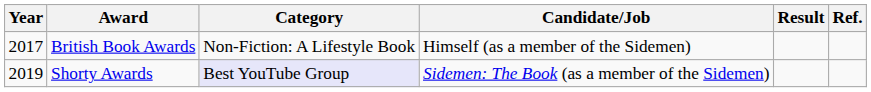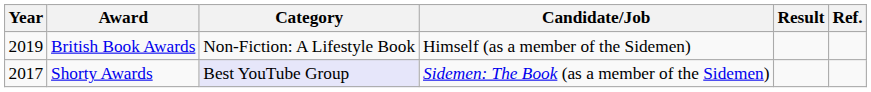(26, 45) 2017 -> (26, 45) 2019
(26, 73) 2019 -> (26, 73) 2017
